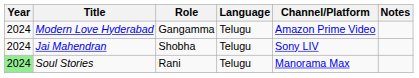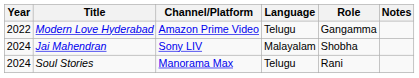columns swapped: (187, 13) <-> (325, 13)
(19, 30) 2024 -> (19, 30) 2022
(235, 47) Telugu -> (290, 47) Malayalam
(19, 64) lightgreen background -> (19, 64) no background
